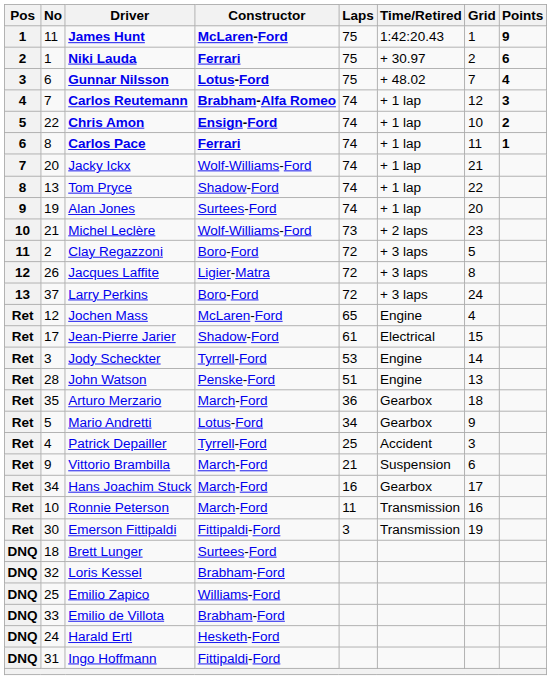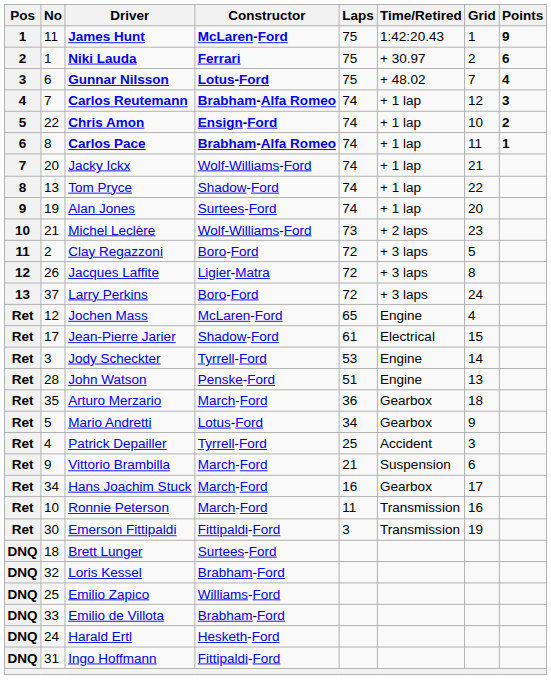(219, 144) Ferrari -> (267, 144) Brabham-Alfa Romeo
